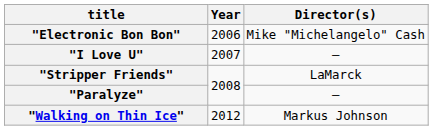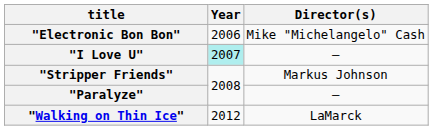(226, 55) no background -> (226, 55) paleturquoise background
(336, 75) LaMarck -> (336, 75) Markus Johnson
(336, 115) Markus Johnson -> (336, 115) LaMarck
